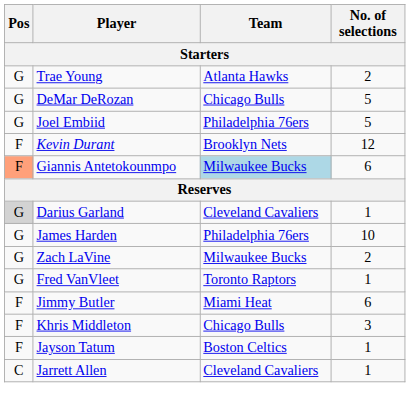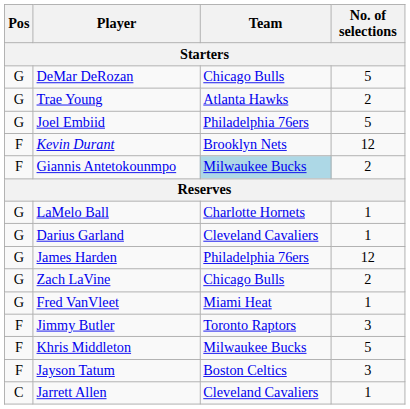rows swapped: (70, 76) <-> (85, 99)
(19, 167) lightsalmon background -> (19, 167) no background
(368, 167) 6 -> (368, 167) 2
+ row: (73, 212)
(19, 212) lightgrey background -> (19, 235) no background
(368, 235) 10 -> (368, 257) 12
(255, 257) Milwaukee Bucks -> (244, 280) Chicago Bulls
(250, 280) Toronto Raptors -> (238, 302) Miami Heat
(238, 302) Miami Heat -> (250, 325) Toronto Raptors
(368, 302) 6 -> (368, 325) 3
(244, 325) Chicago Bulls -> (255, 347) Milwaukee Bucks
(368, 325) 3 -> (368, 347) 5
(368, 347) 1 -> (368, 370) 3
